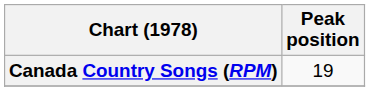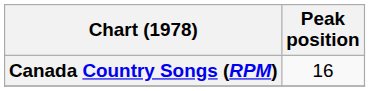(323, 70) 19 -> (323, 70) 16
